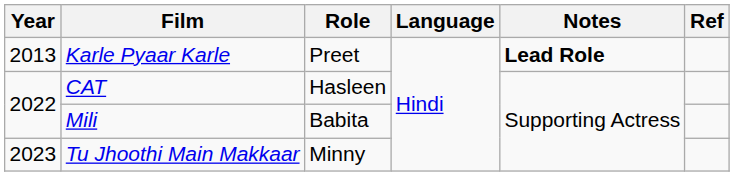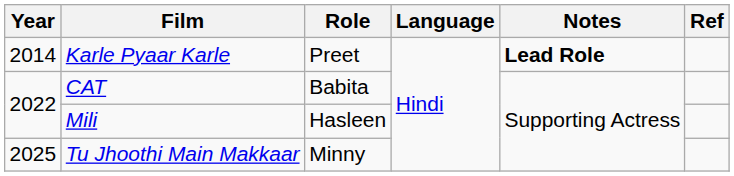(33, 54) 2013 -> (33, 54) 2014
(348, 87) Hasleen -> (339, 87) Babita
(339, 120) Babita -> (348, 120) Hasleen
(33, 154) 2023 -> (33, 154) 2025
